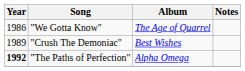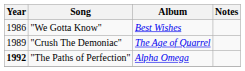(173, 27) The Age of Quarrel -> (158, 27) Best Wishes
(158, 43) Best Wishes -> (173, 43) The Age of Quarrel
